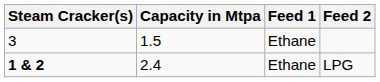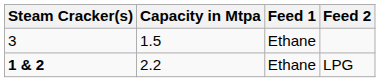(151, 64) 2.4 -> (151, 64) 2.2
